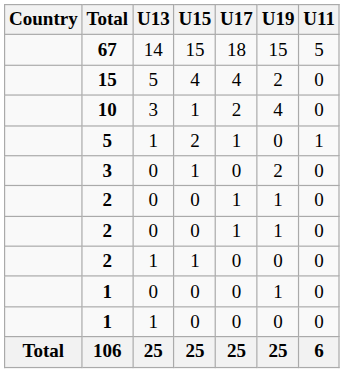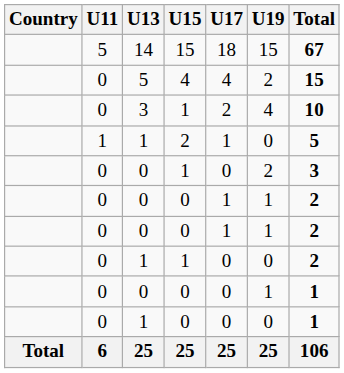columns swapped: (319, 19) <-> (107, 19)
